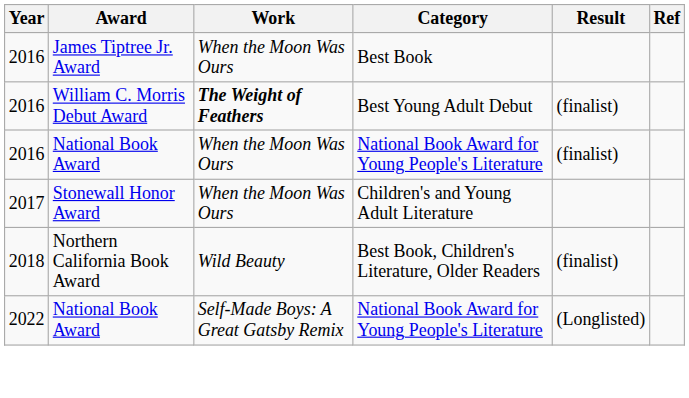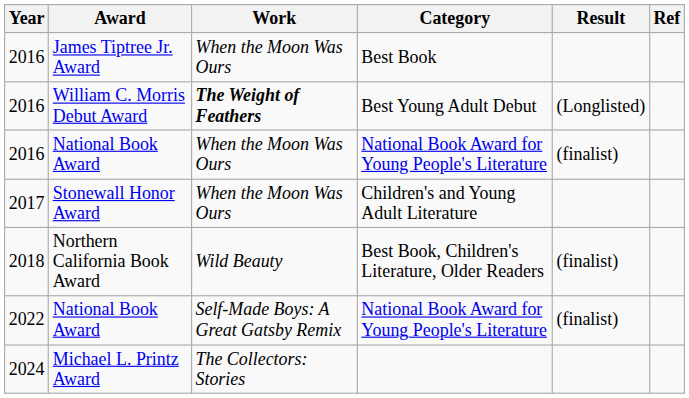(587, 105) (finalist) -> (601, 105) (Longlisted)
(601, 320) (Longlisted) -> (587, 320) (finalist)
+ row: (27, 368)
